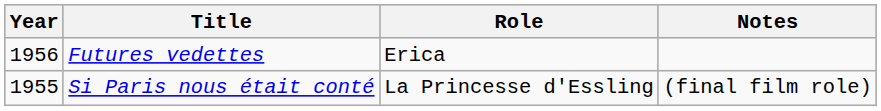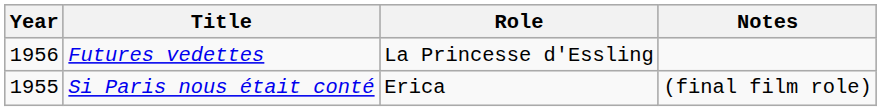(415, 55) Erica -> (519, 55) La Princesse d'Essling
(519, 88) La Princesse d'Essling -> (415, 88) Erica
